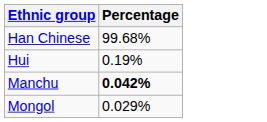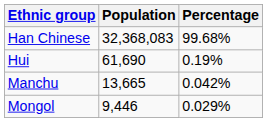+ column: (139, 15)
(126, 83) bold -> (206, 83) normal
